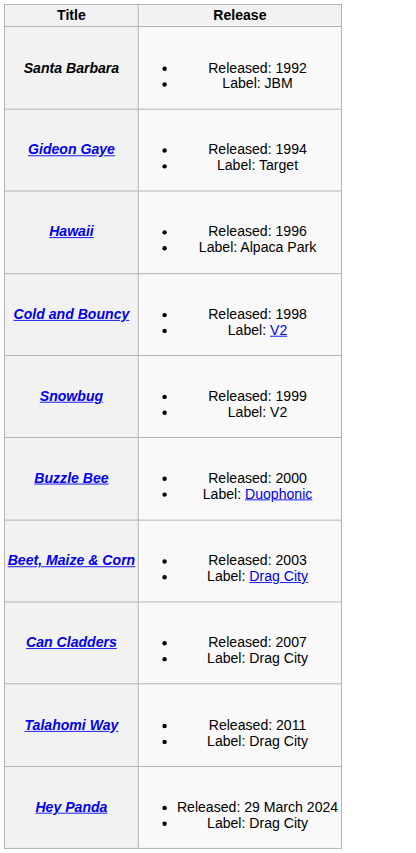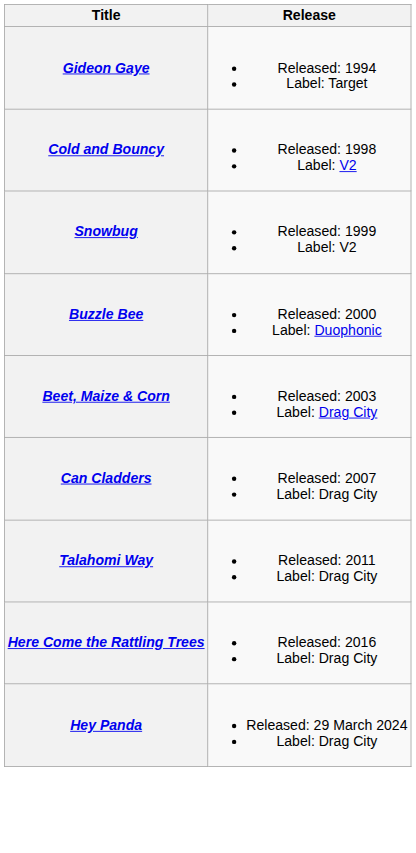- row: (71, 67)
- row: (71, 232)
+ row: (106, 643)
